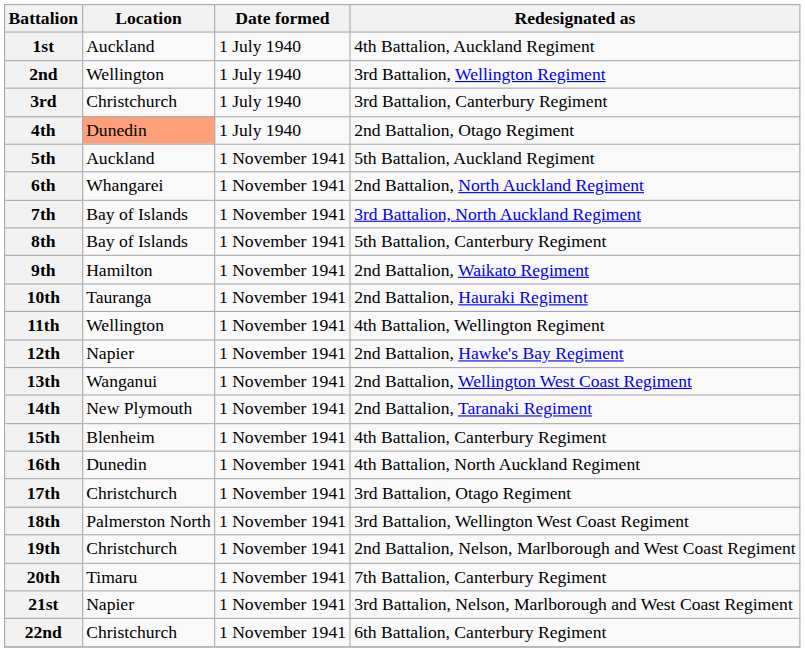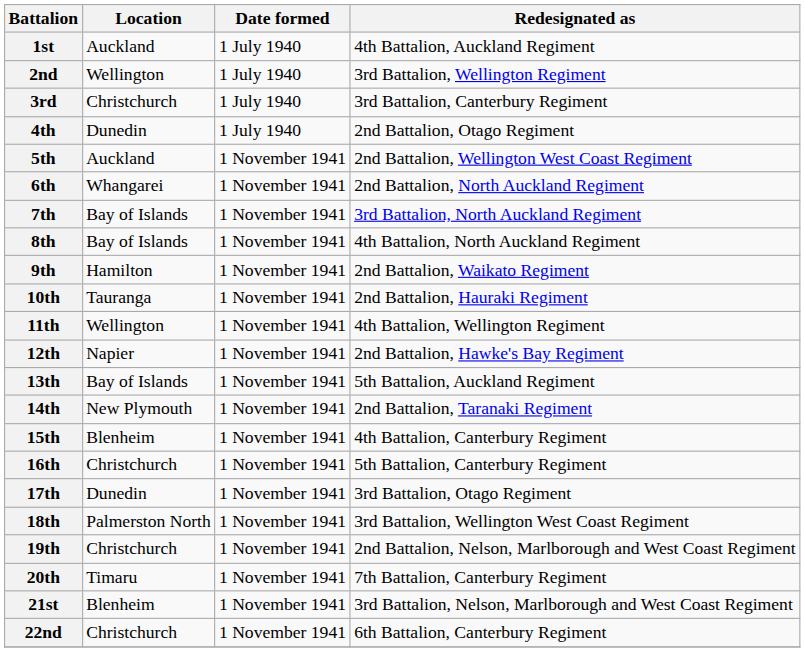(116, 130) lightsalmon background -> (116, 130) no background
(474, 158) 5th Battalion, Auckland Regiment -> (523, 158) 2nd Battalion, Wellington West Coast Regiment
(480, 241) 5th Battalion, Canterbury Regiment -> (497, 241) 4th Battalion, North Auckland Regiment
(122, 381) Wanganui -> (137, 381) Bay of Islands
(523, 381) 2nd Battalion, Wellington West Coast Regiment -> (474, 381) 5th Battalion, Auckland Regiment
(116, 465) Dunedin -> (132, 465) Christchurch
(497, 465) 4th Battalion, North Auckland Regiment -> (480, 465) 5th Battalion, Canterbury Regiment
(132, 492) Christchurch -> (116, 492) Dunedin
(110, 604) Napier -> (120, 604) Blenheim
